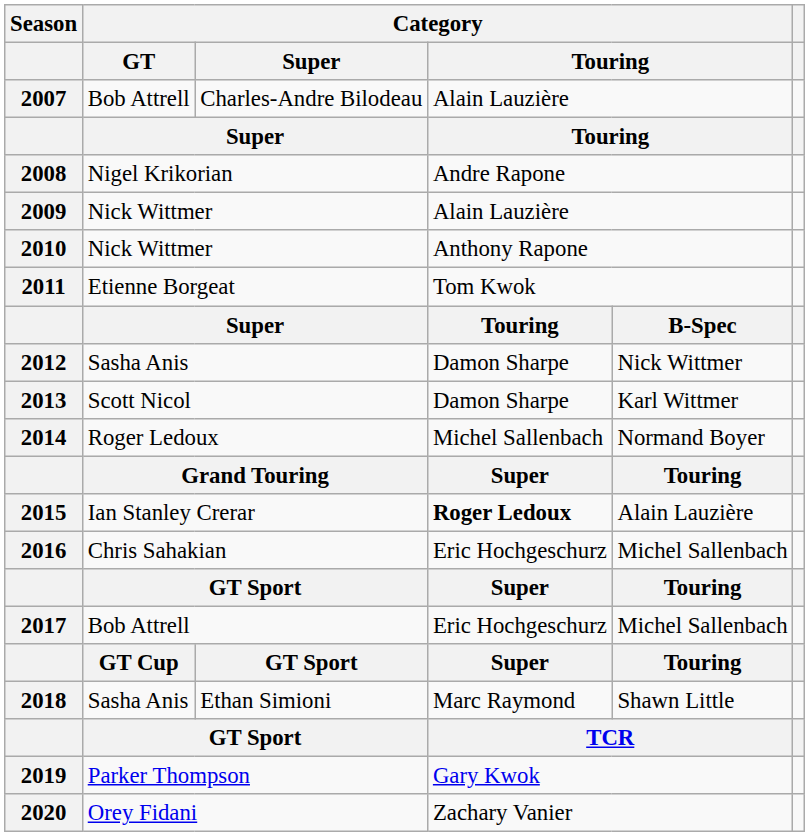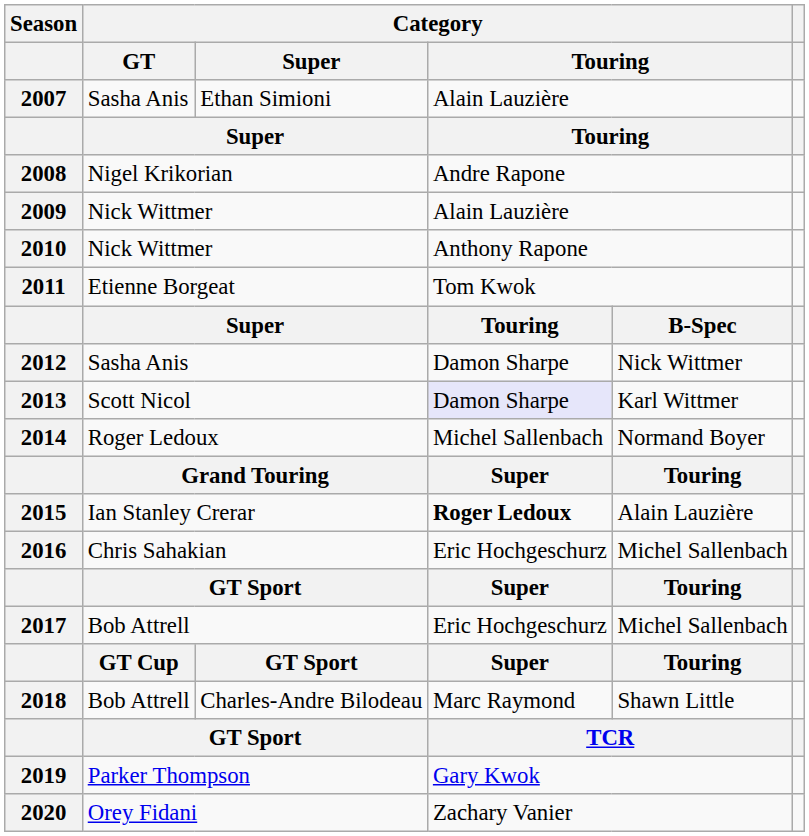(139, 98) Bob Attrell -> (138, 98) Sasha Anis
(311, 98) Charles-Andre Bilodeau -> (266, 98) Ethan Simioni
(501, 399) no background -> (501, 399) lavender background
(138, 700) Sasha Anis -> (139, 700) Bob Attrell
(266, 700) Ethan Simioni -> (311, 700) Charles-Andre Bilodeau
